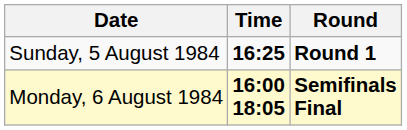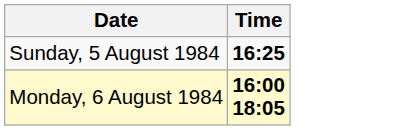- column: (346, 20)
